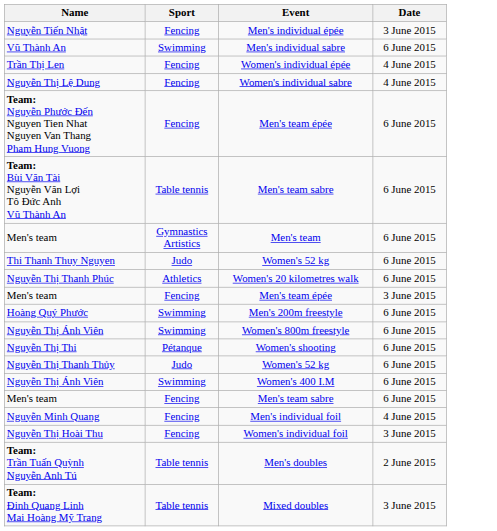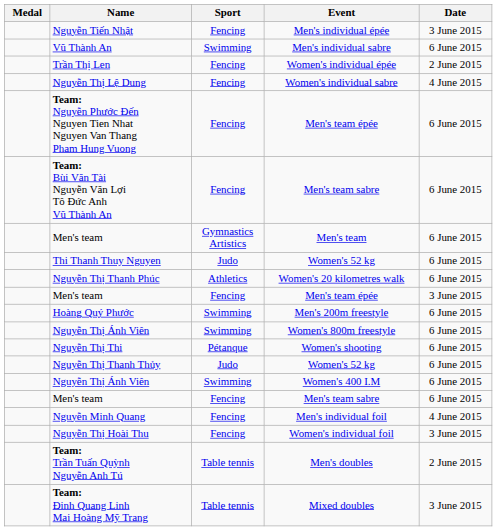+ column: (27, 13)
(409, 64) 4 June 2015 -> (455, 64) 2 June 2015
(182, 190) Table tennis -> (228, 190) Fencing
